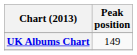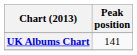(112, 41) 149 -> (112, 41) 141
